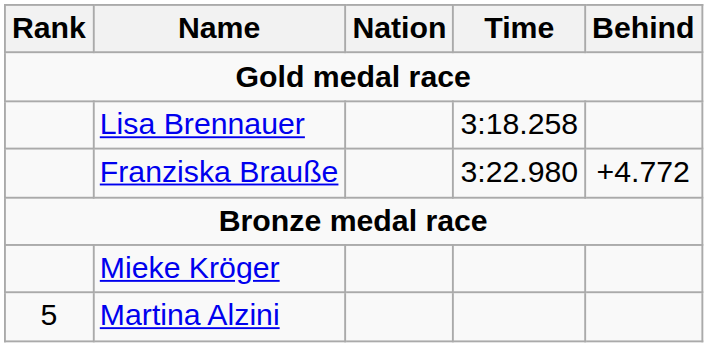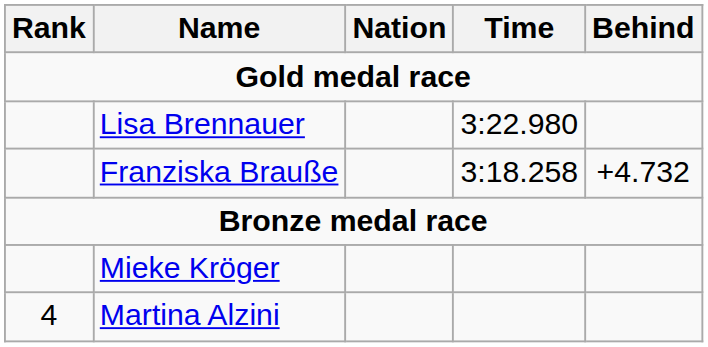(519, 124) 3:18.258 -> (519, 124) 3:22.980
(519, 172) 3:22.980 -> (519, 172) 3:18.258
(643, 172) +4.772 -> (643, 172) +4.732
(49, 316) 5 -> (49, 316) 4
